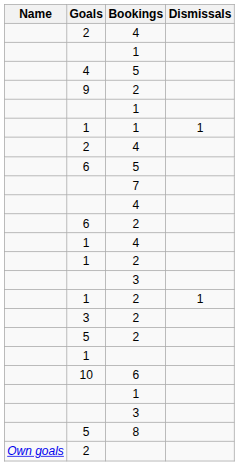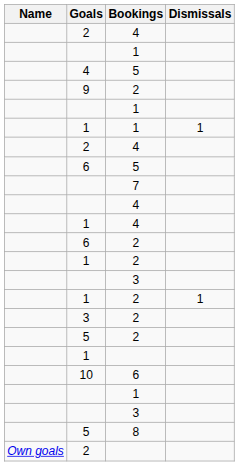rows swapped: (86, 223) <-> (86, 242)
